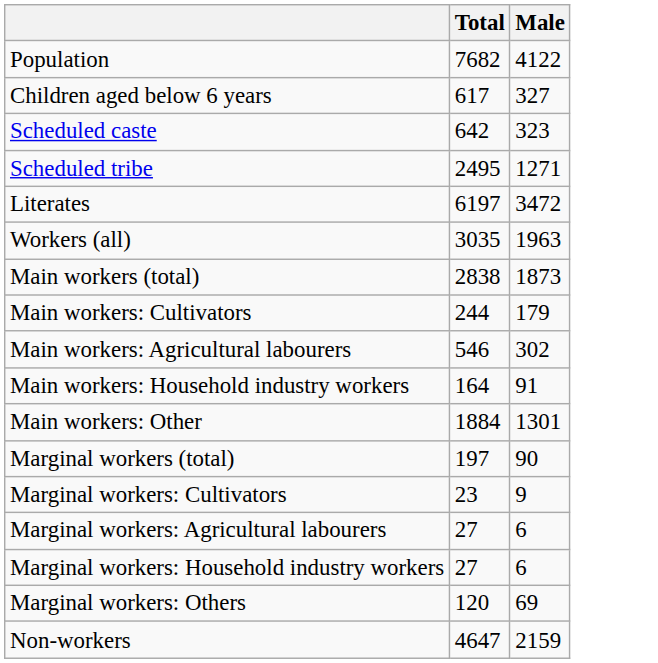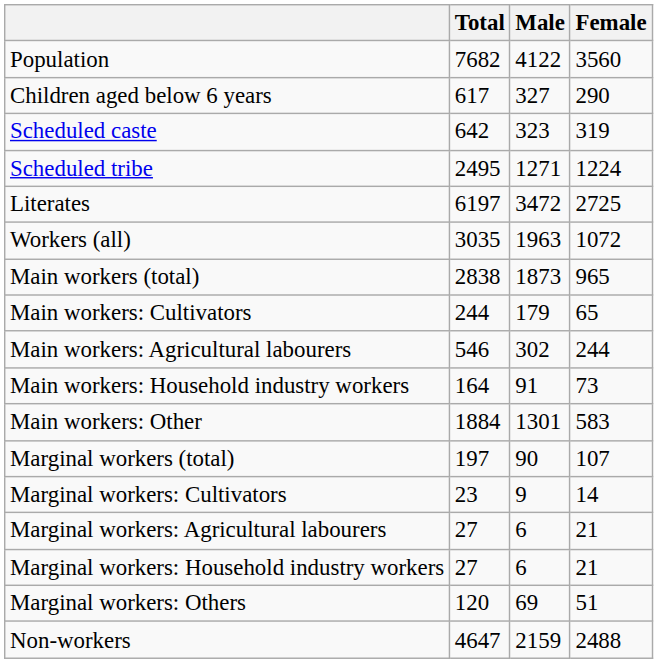+ column: (611, 22)
